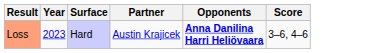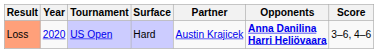+ column: (99, 12)
(54, 34) 2023 -> (54, 34) 2020
